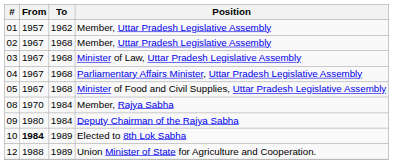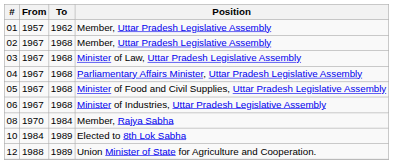+ row: (12, 105)
- row: (12, 120)
(33, 136) bold -> (33, 136) normal
